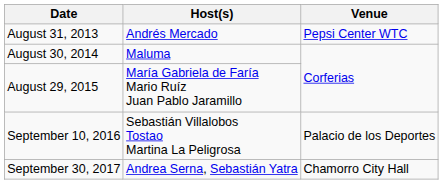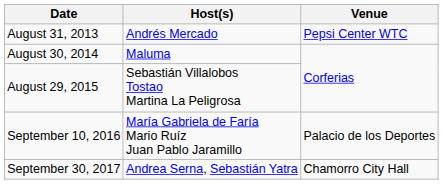(192, 87) María Gabriela de Faría Mario Ruíz Juan Pablo Jaramillo -> (183, 87) Sebastián Villalobos Tostao Martina La Peligrosa
(183, 135) Sebastián Villalobos Tostao Martina La Peligrosa -> (192, 135) María Gabriela de Faría Mario Ruíz Juan Pablo Jaramillo
